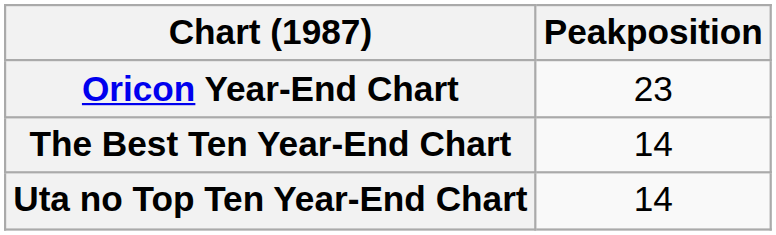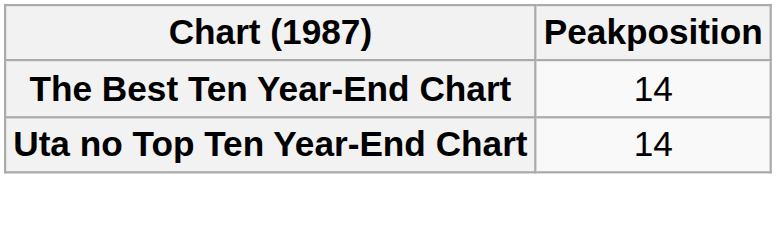- row: (270, 88)
